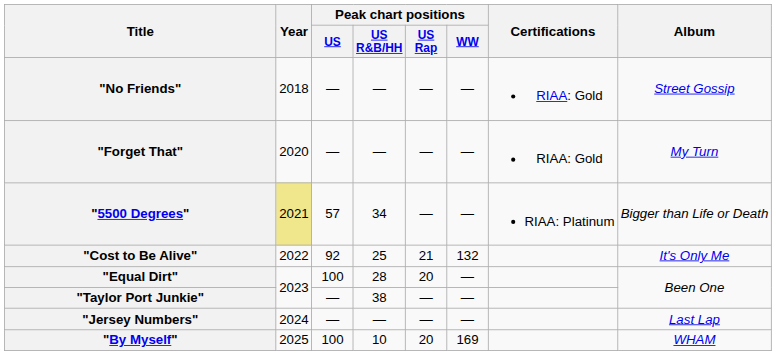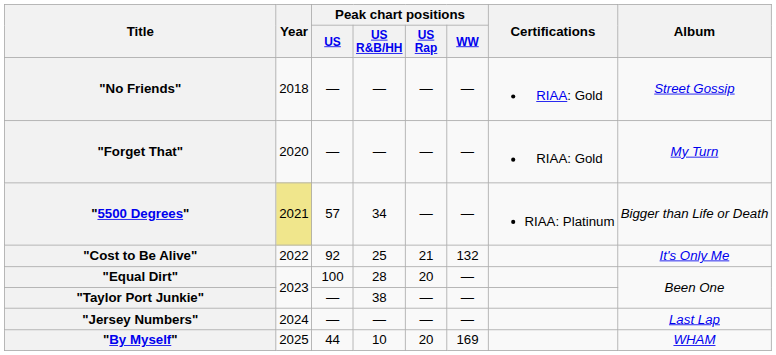(333, 340) 100 -> (333, 340) 44
